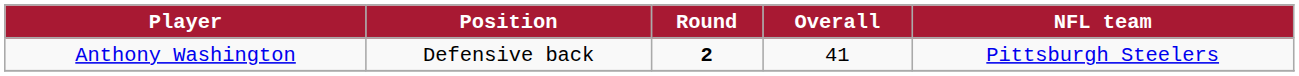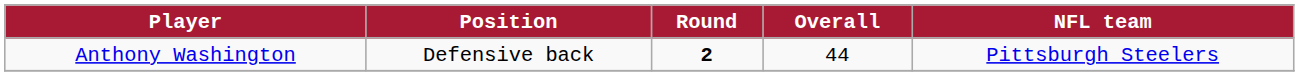(837, 55) 41 -> (837, 55) 44
